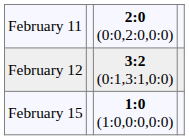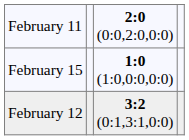rows swapped: (45, 69) <-> (45, 113)
